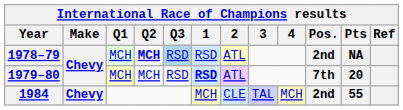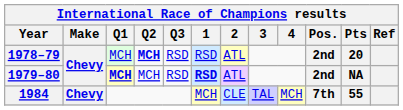(177, 55) lightblue background -> (177, 55) no background
(356, 55) NA -> (356, 55) 20
(120, 75) normal -> (120, 75) bold
(324, 75) 7th -> (324, 75) 2nd
(356, 75) 20 -> (356, 75) NA
(324, 95) 2nd -> (324, 95) 7th
